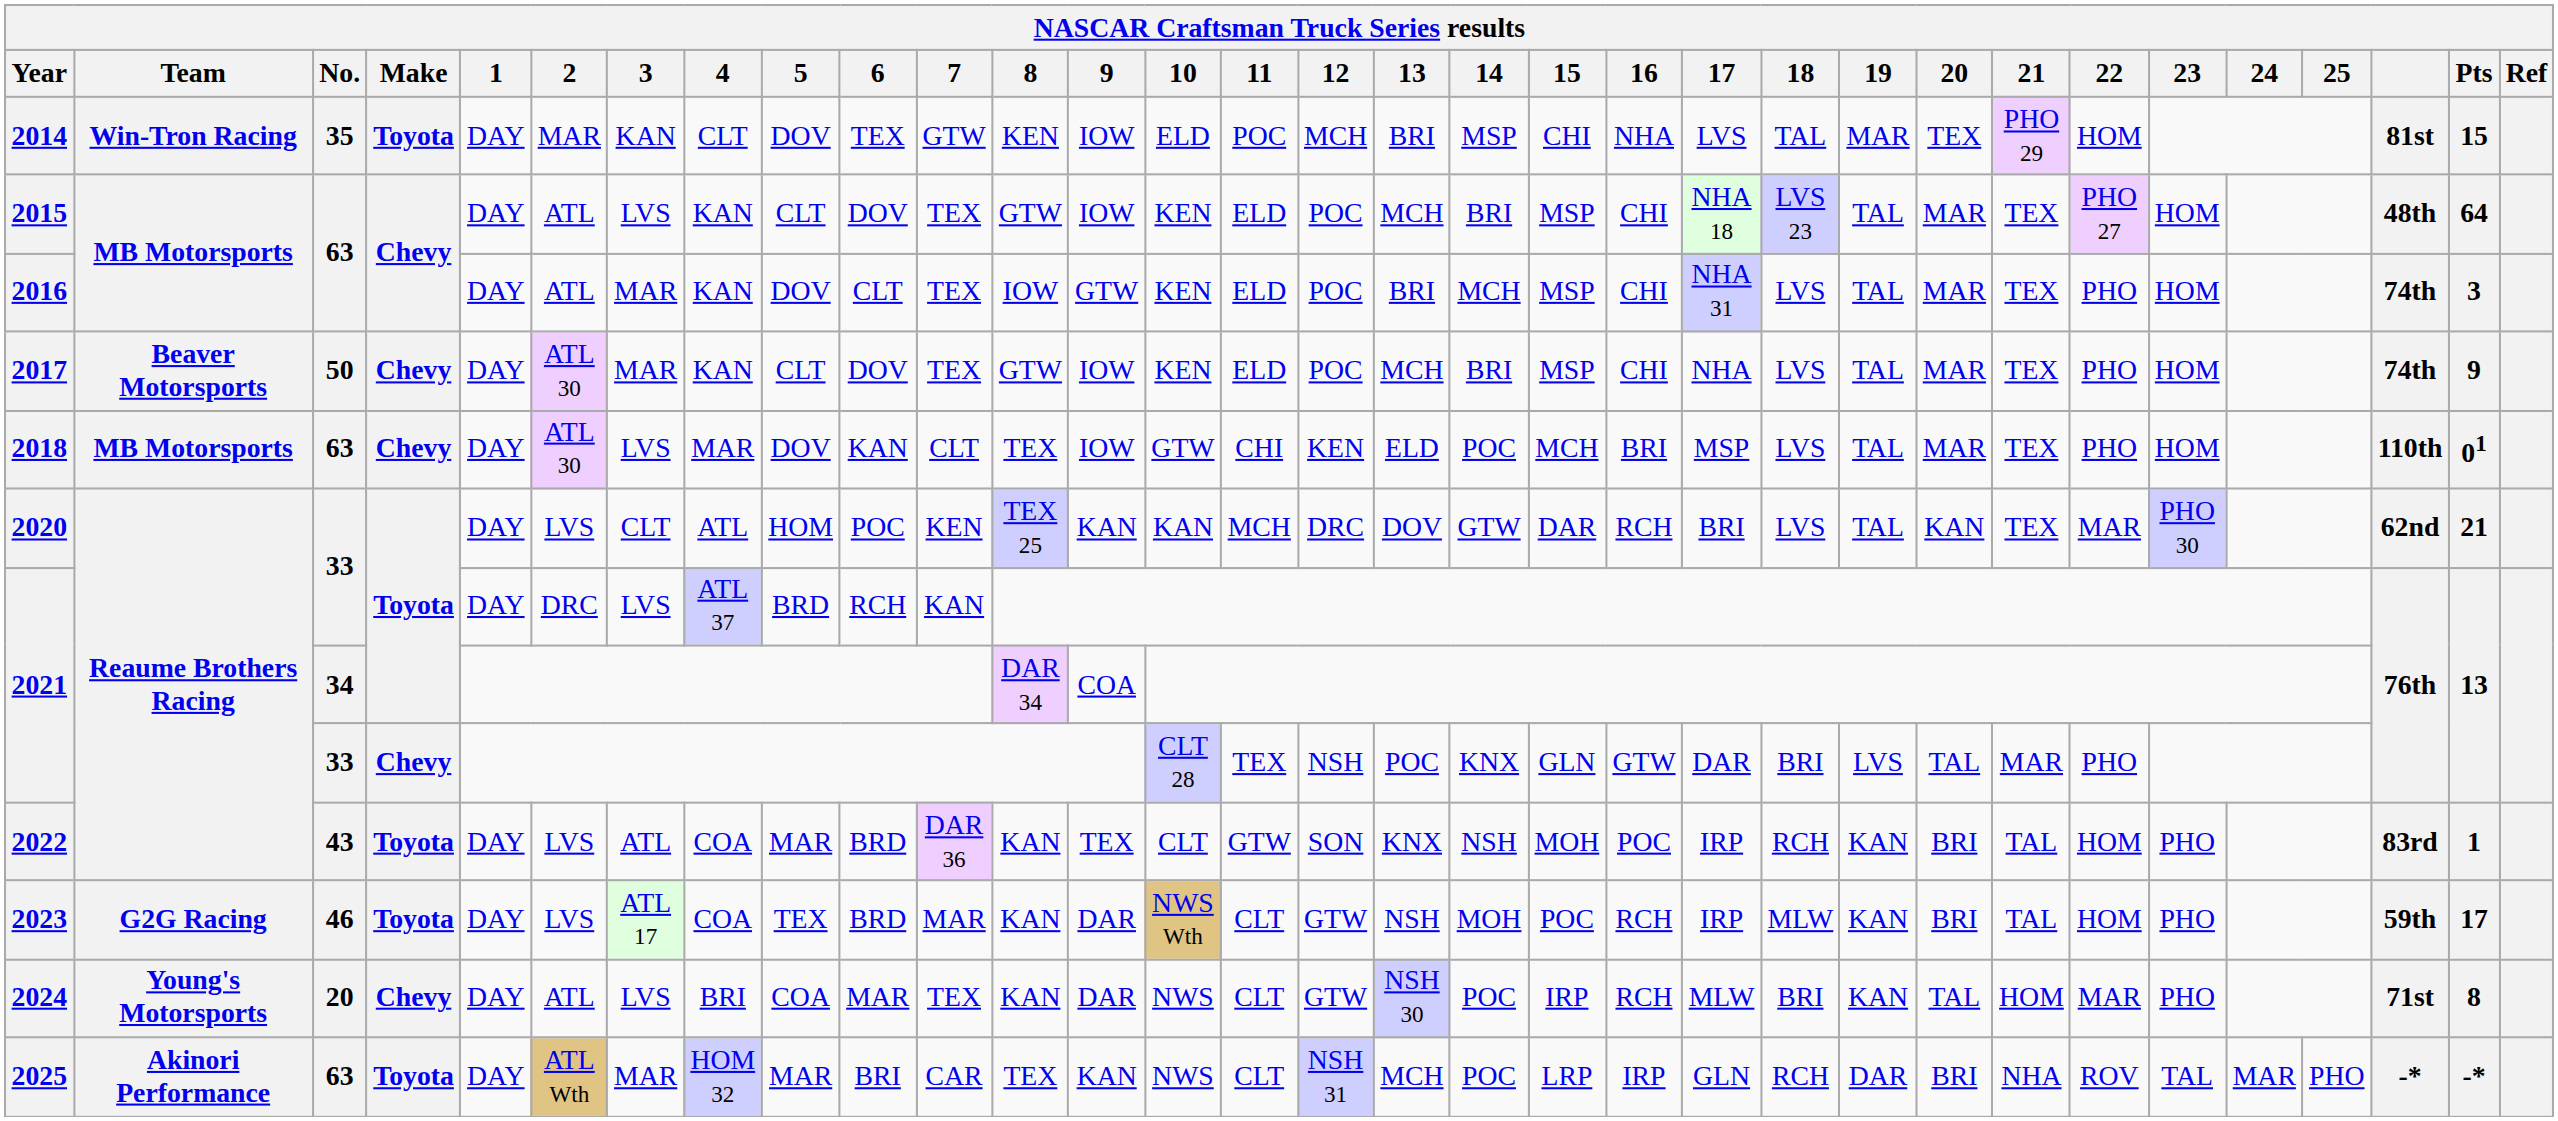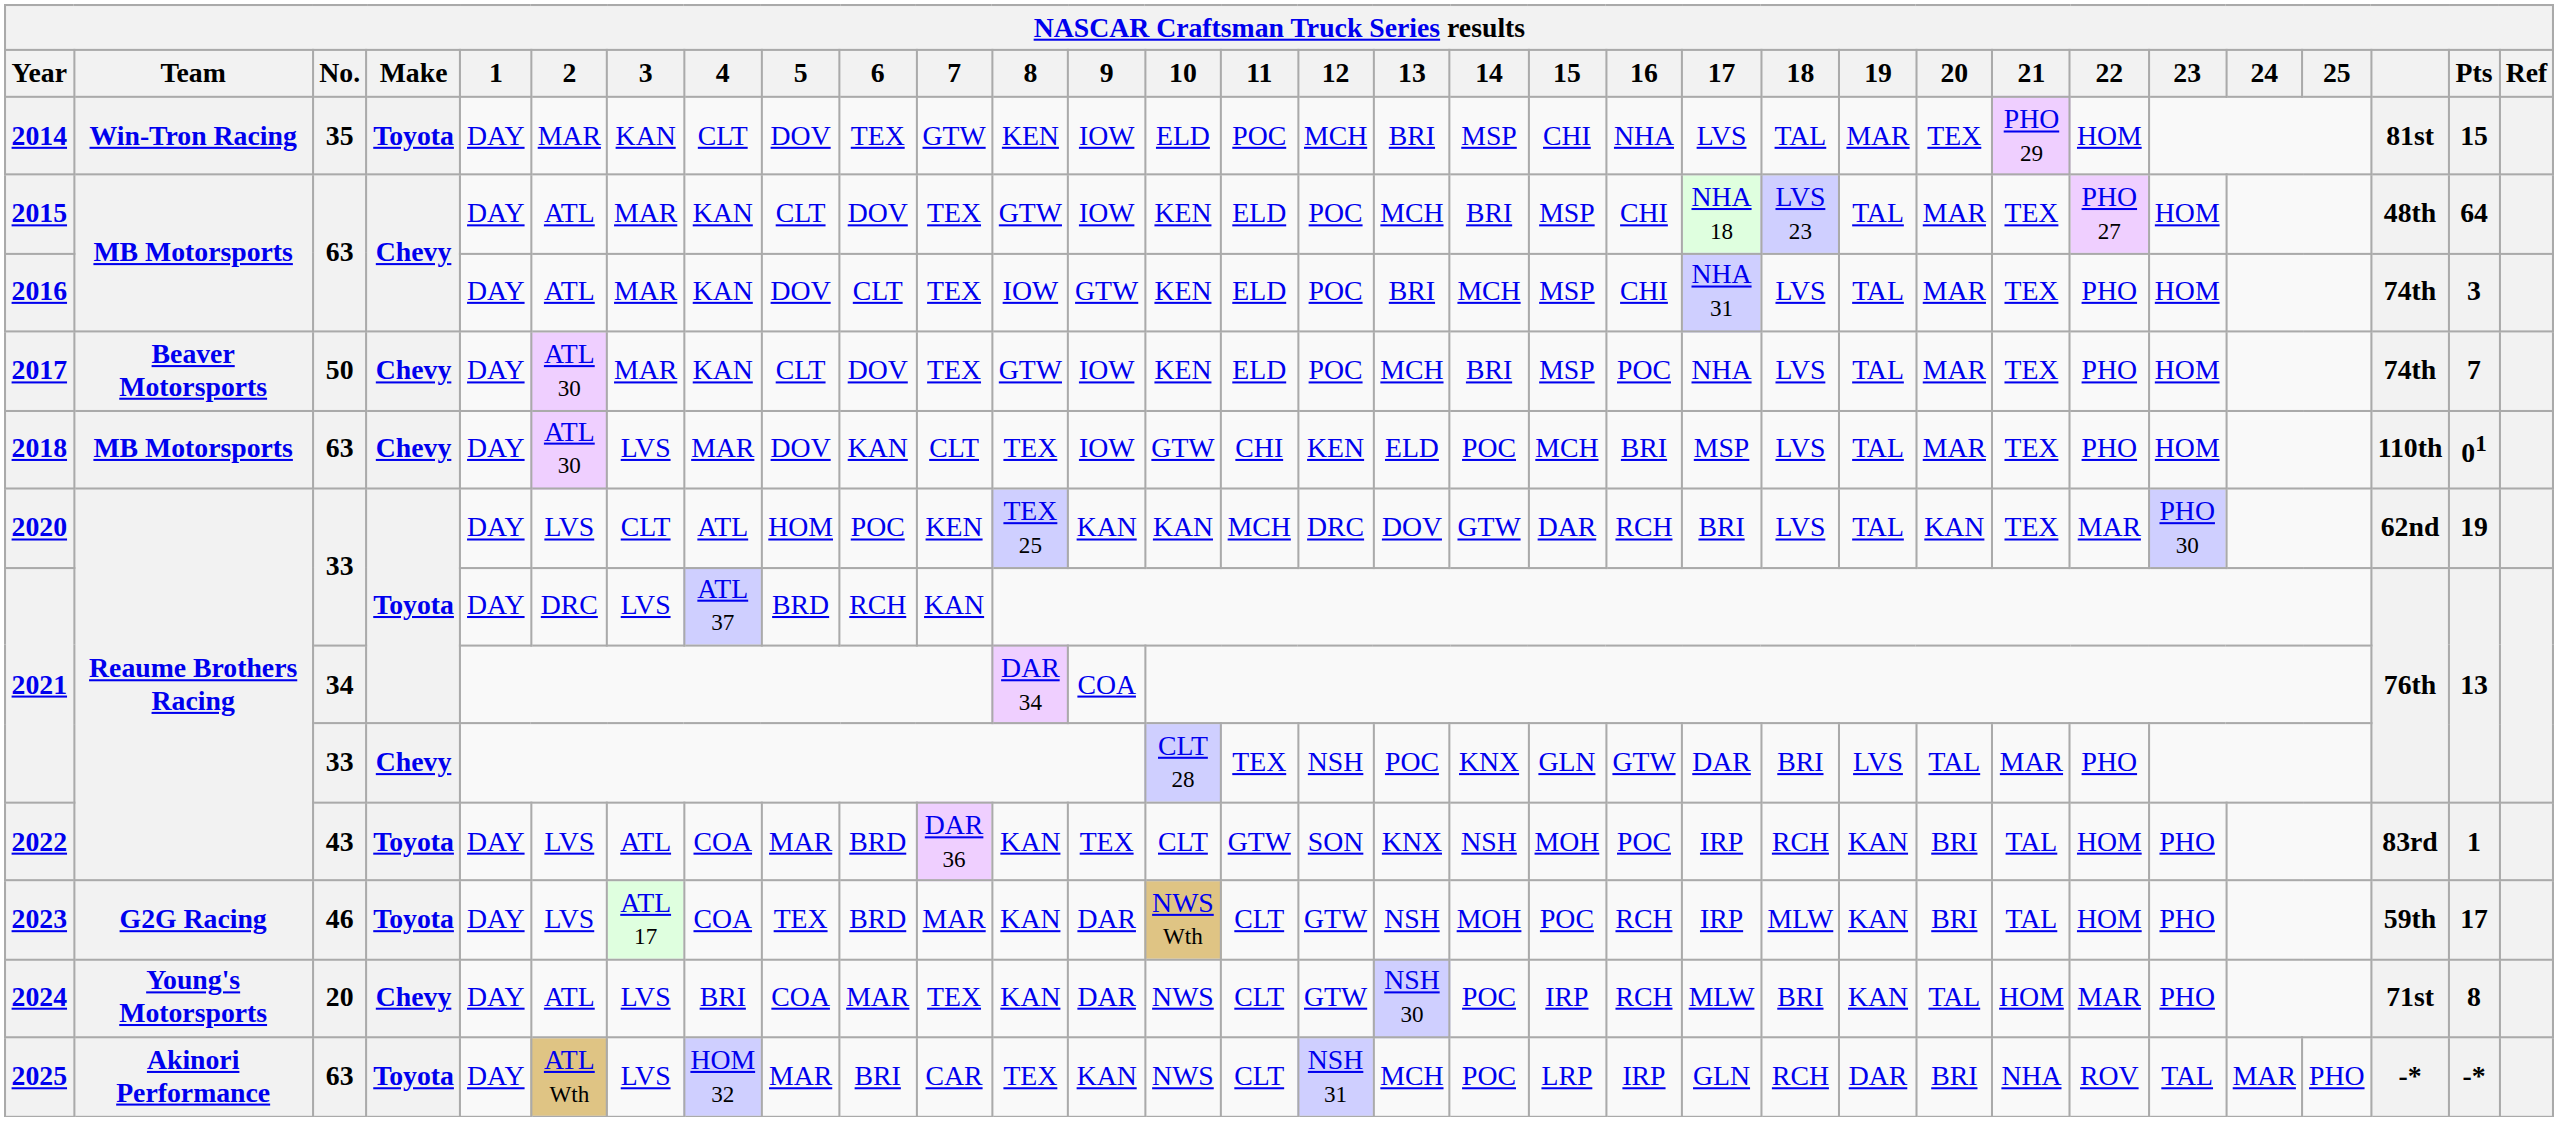(646, 213) LVS -> (646, 213) MAR
(1644, 370) CHI -> (1644, 370) POC
(2474, 370) 9 -> (2474, 370) 7
(2474, 526) 21 -> (2474, 526) 19
(646, 1075) MAR -> (646, 1075) LVS
